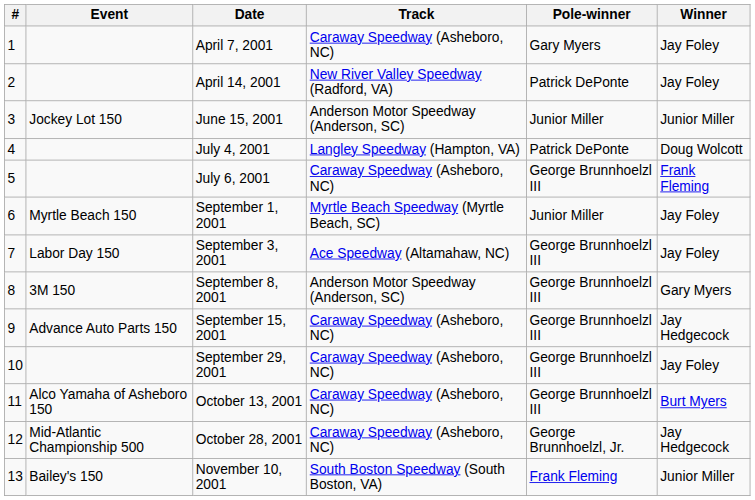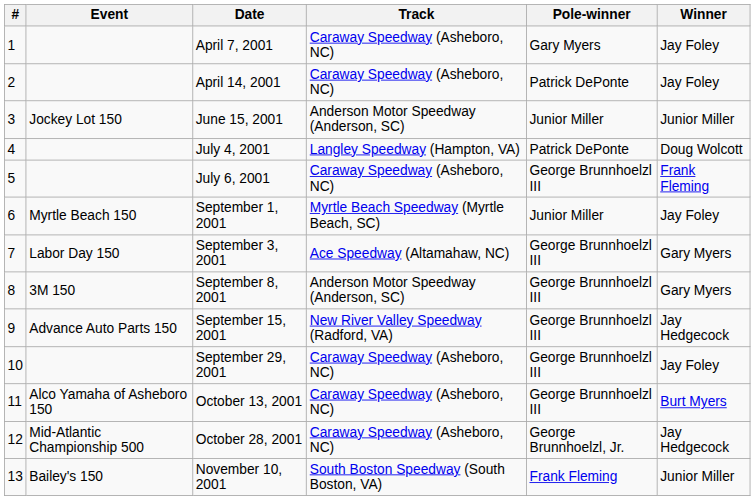(396, 82) New River Valley Speedway (Radford, VA) -> (407, 82) Caraway Speedway (Asheboro, NC)
(690, 253) Jay Foley -> (696, 253) Gary Myers
(407, 327) Caraway Speedway (Asheboro, NC) -> (396, 327) New River Valley Speedway (Radford, VA)
